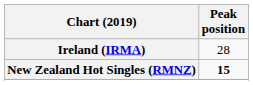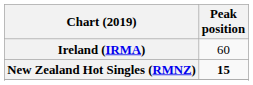(223, 49) 28 -> (223, 49) 60
